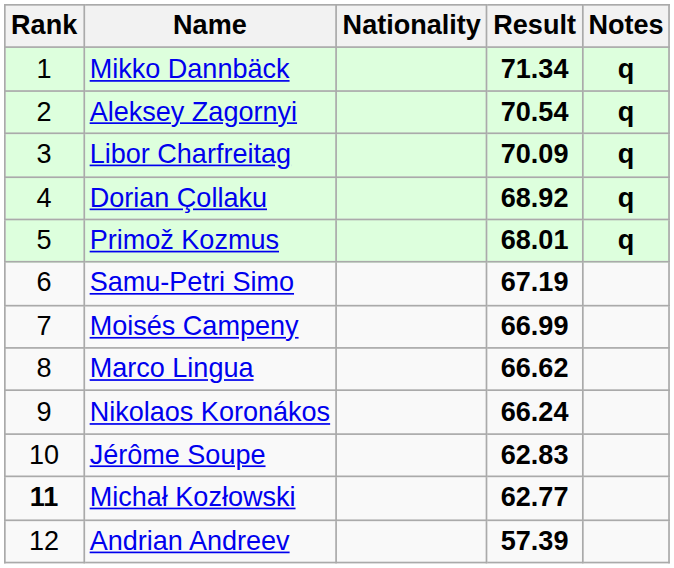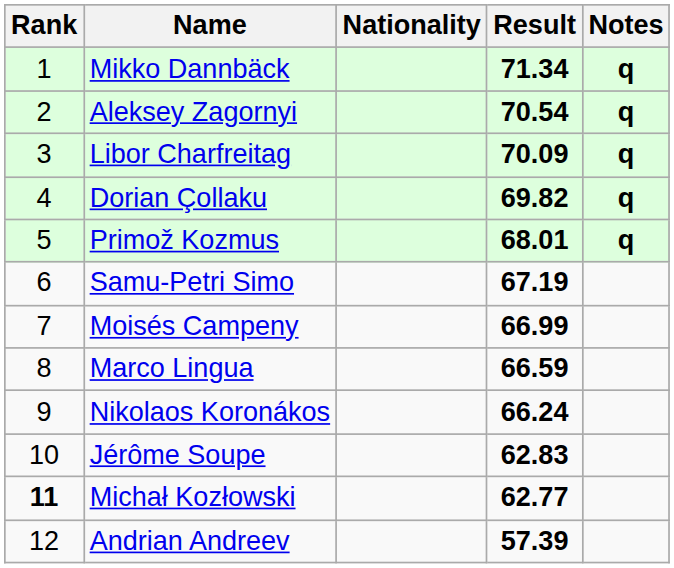(535, 197) 68.92 -> (535, 197) 69.82
(535, 369) 66.62 -> (535, 369) 66.59
